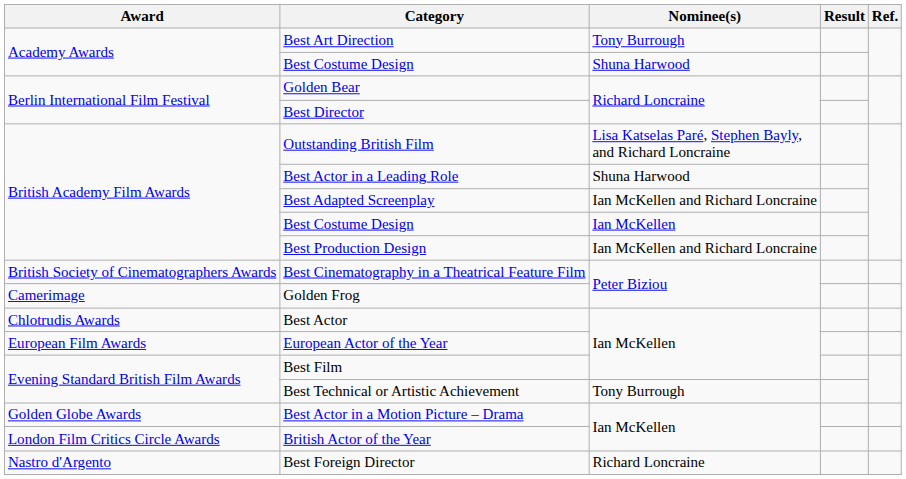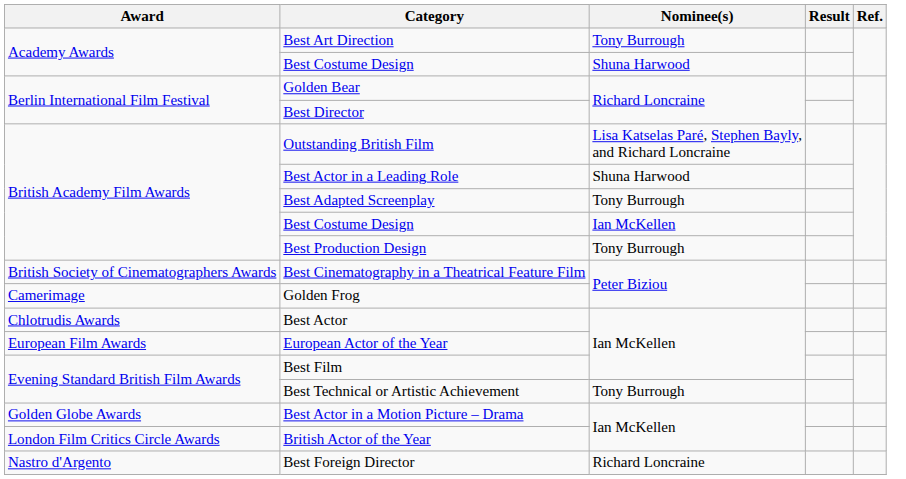(705, 200) Ian McKellen and Richard Loncraine -> (638, 200) Tony Burrough
(705, 248) Ian McKellen and Richard Loncraine -> (638, 248) Tony Burrough
